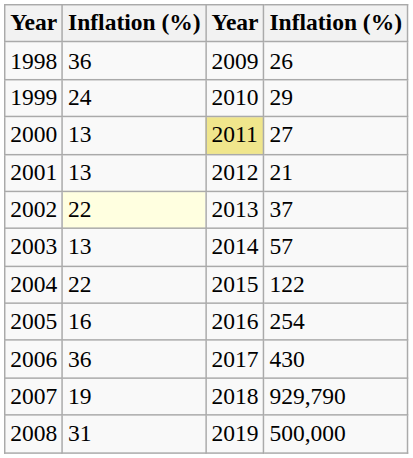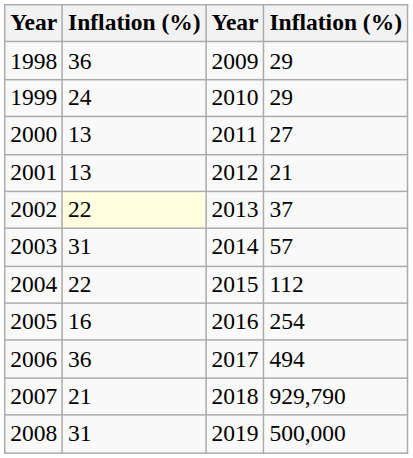(281, 60) 26 -> (281, 60) 29
(235, 135) khaki background -> (235, 135) no background
(80, 246) 13 -> (80, 246) 31
(287, 284) 122 -> (287, 284) 112
(287, 358) 430 -> (287, 358) 494
(80, 396) 19 -> (80, 396) 21
